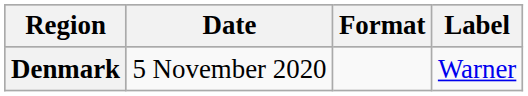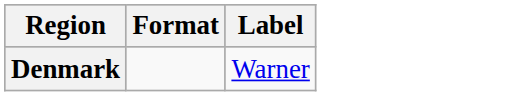- column: (229, 25)
